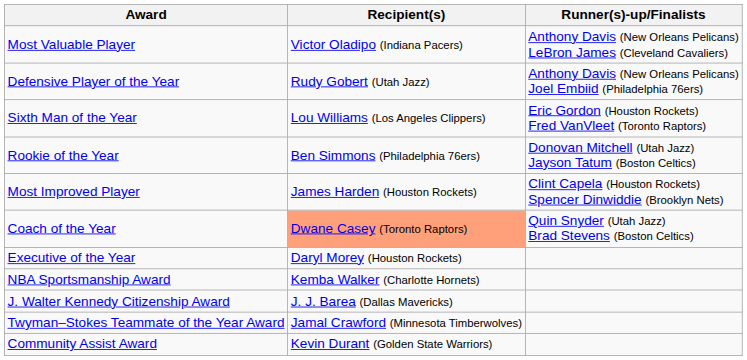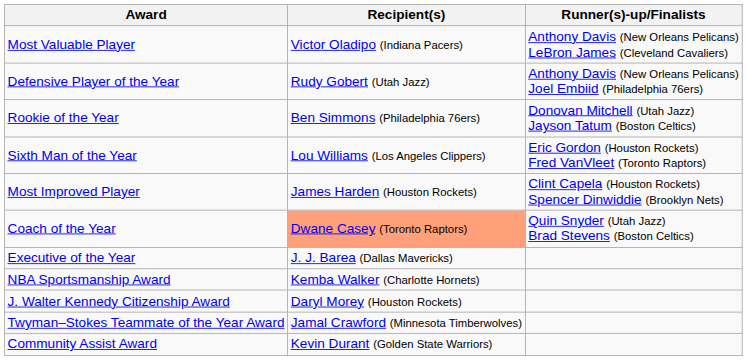rows swapped: (63, 155) <-> (72, 118)
(376, 258) Daryl Morey (Houston Rockets) -> (372, 258) J. J. Barea (Dallas Mavericks)
(372, 301) J. J. Barea (Dallas Mavericks) -> (376, 301) Daryl Morey (Houston Rockets)
